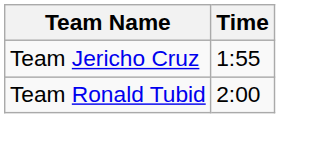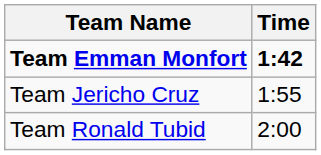+ row: (128, 58)
